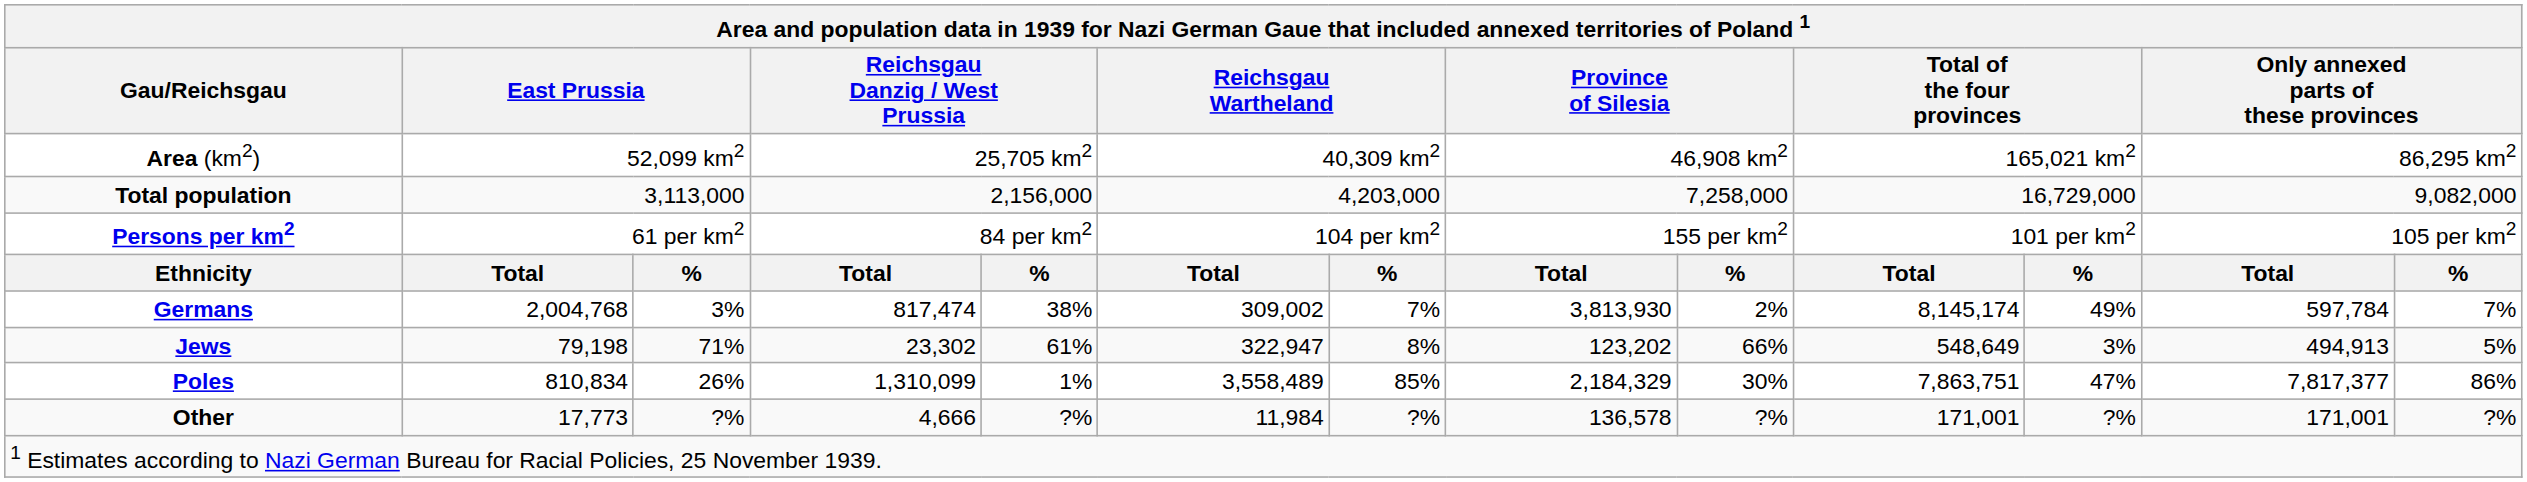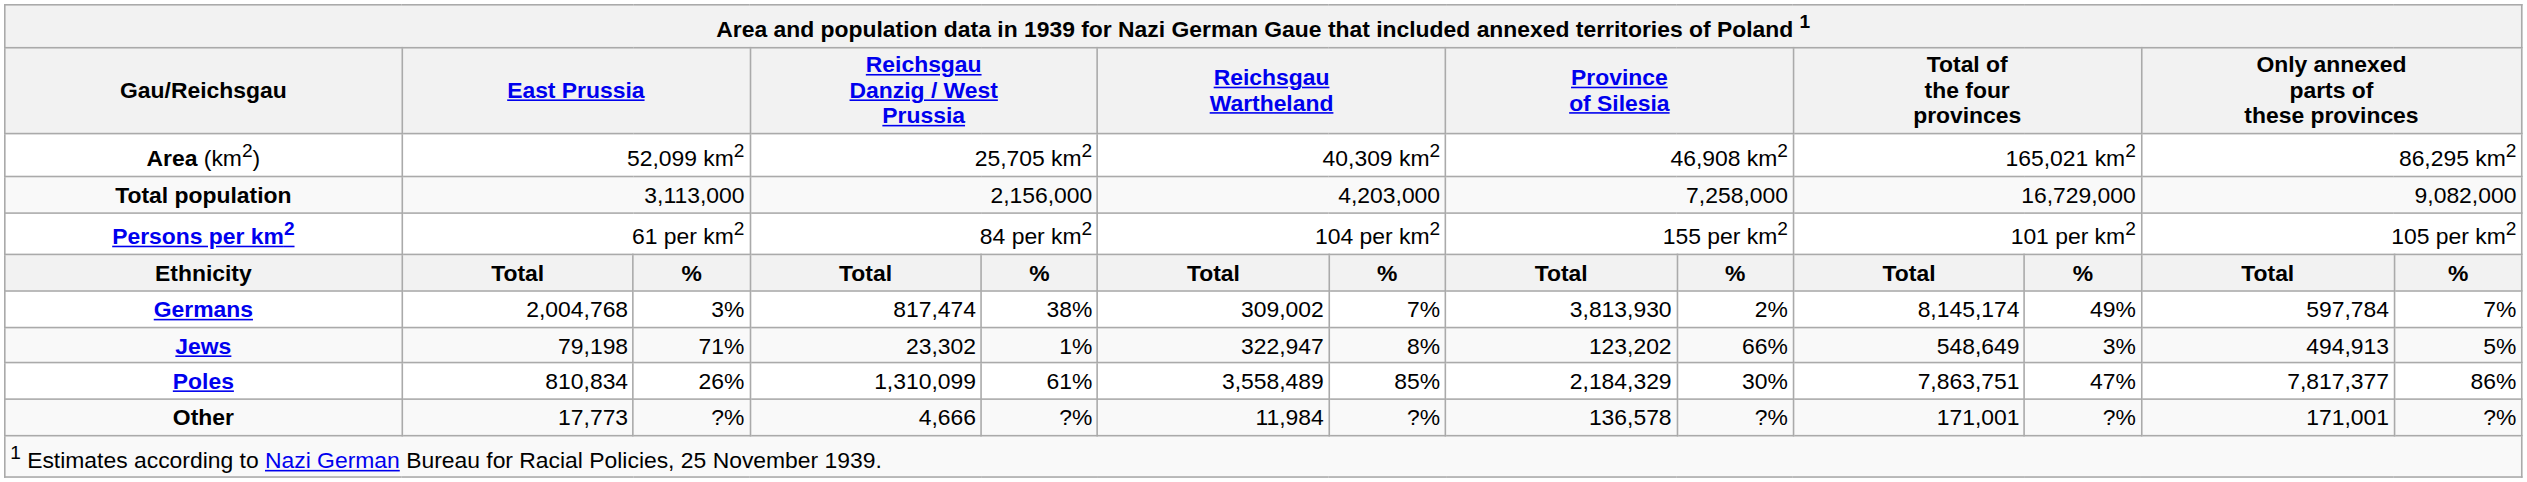(1069, 345) 61% -> (1076, 345) 1%
(1076, 382) 1% -> (1069, 382) 61%
